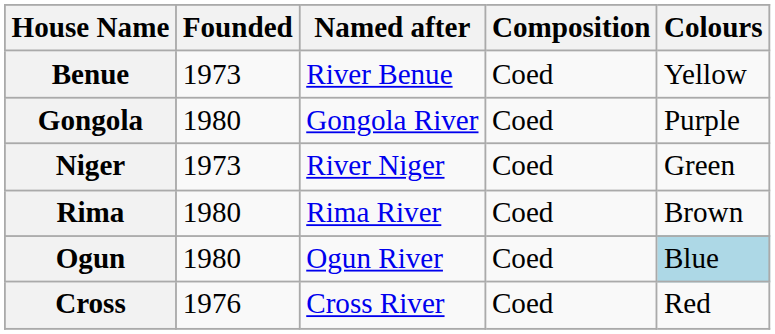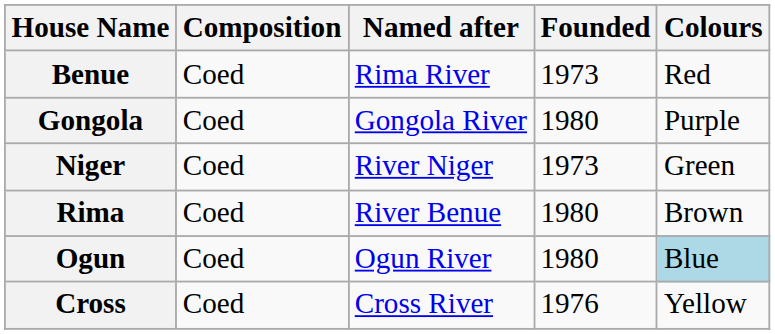columns swapped: (571, 27) <-> (238, 27)
(379, 73) River Benue -> (422, 73) Rima River
(705, 73) Yellow -> (687, 73) Red
(374, 212) Rima River -> (428, 212) River Benue
(687, 304) Red -> (705, 304) Yellow
